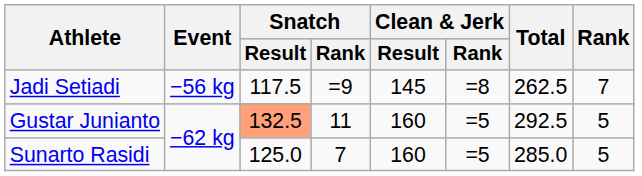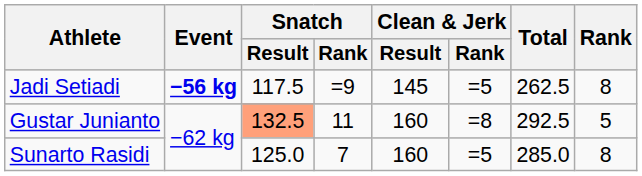(202, 87) normal -> (204, 87) bold
(478, 87) =8 -> (480, 87) =5
(603, 87) 7 -> (606, 87) 8
(478, 121) =5 -> (480, 121) =8
(603, 155) 5 -> (606, 155) 8
